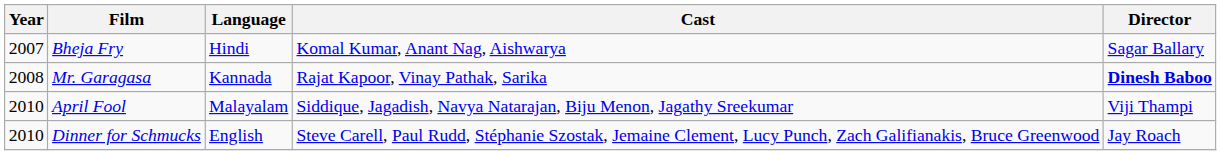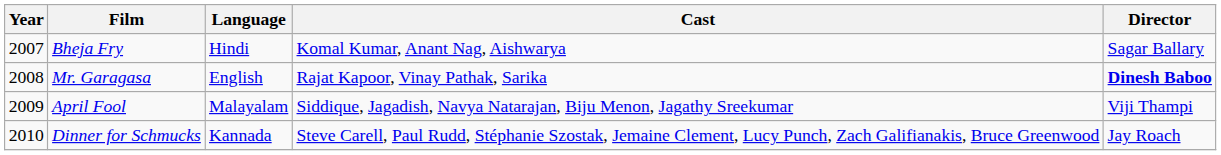(240, 77) Kannada -> (236, 77) English
(26, 106) 2010 -> (26, 106) 2009
(236, 135) English -> (240, 135) Kannada
